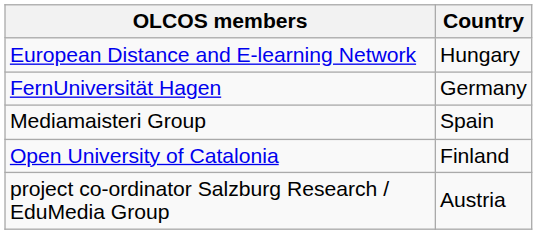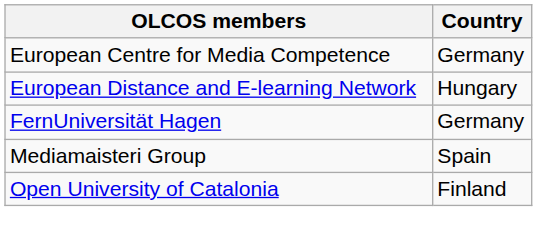+ row: (200, 54)
- row: (199, 200)
